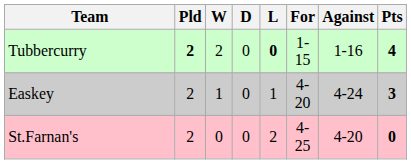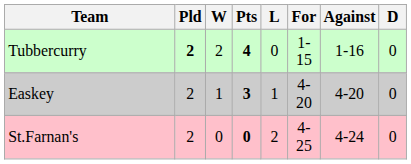columns swapped: (246, 17) <-> (392, 17)
(273, 51) bold -> (274, 51) normal
(348, 94) 4-24 -> (350, 94) 4-20
(348, 136) 4-20 -> (350, 136) 4-24
